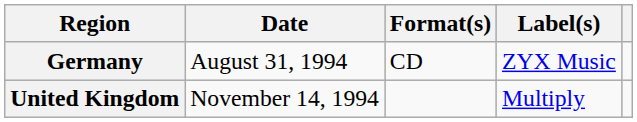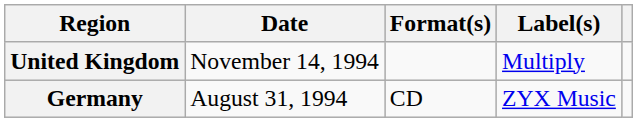rows swapped: (95, 60) <-> (95, 98)
